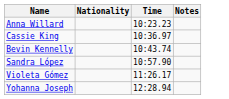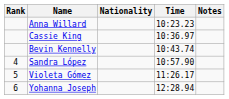+ column: (16, 11)
